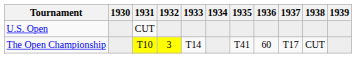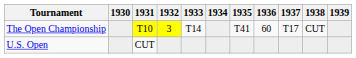rows swapped: (27, 29) <-> (56, 45)
